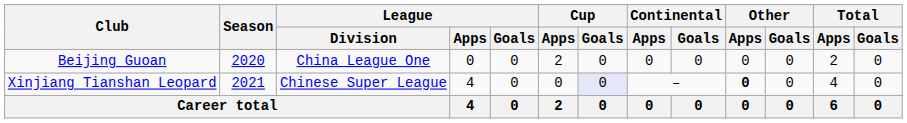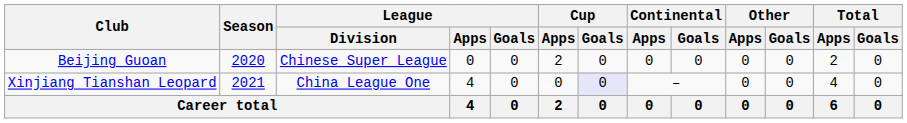(363, 61) China League One -> (363, 61) Chinese Super League
(363, 84) Chinese Super League -> (363, 84) China League One
(745, 84) bold -> (745, 84) normal
